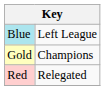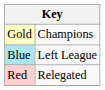rows swapped: (20, 54) <-> (19, 34)
